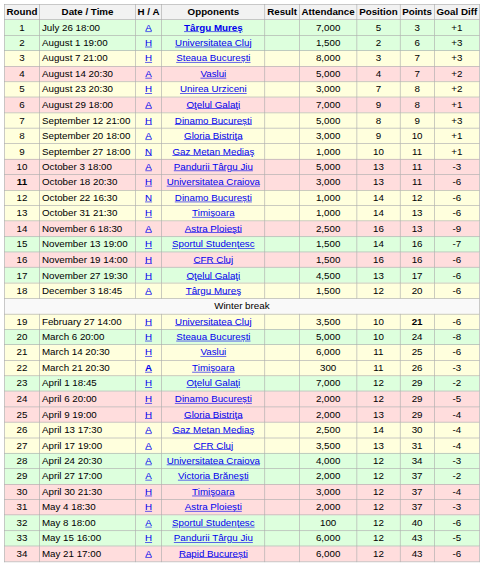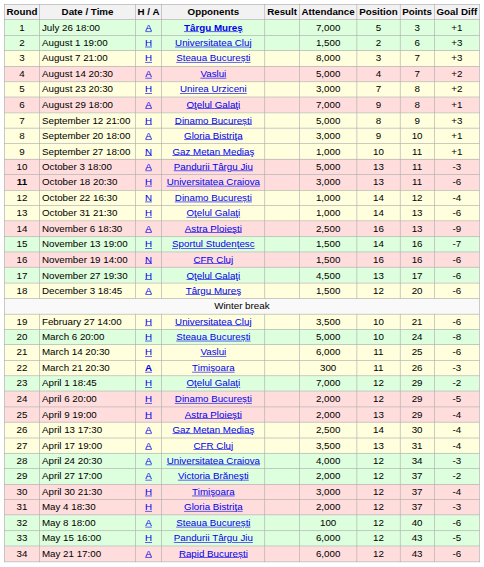(457, 197) -6 -> (457, 197) -4
(213, 213) Timişoara -> (213, 213) Oţelul Galaţi
(149, 259) H -> (149, 259) N
(417, 321) bold -> (417, 321) normal
(213, 414) Gloria Bistriţa -> (213, 414) Astra Ploieşti
(213, 507) Astra Ploieşti -> (213, 507) Gloria Bistriţa
(213, 523) Sportul Studenţesc -> (213, 523) Steaua București
